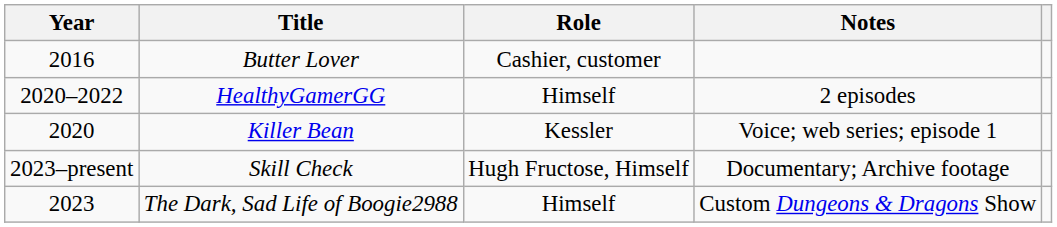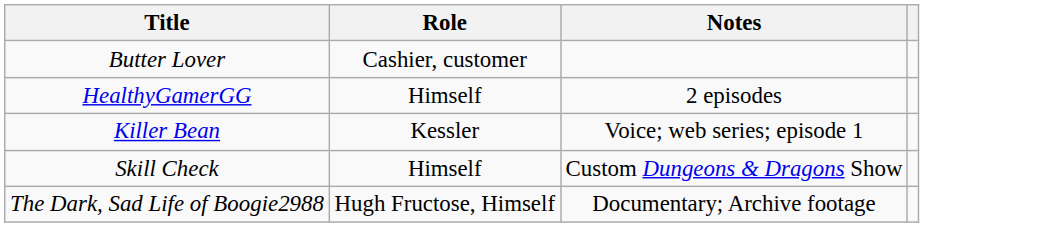- column: (72, 22)
(579, 167) Hugh Fructose, Himself -> (445, 167) Himself
(868, 167) Documentary; Archive footage -> (734, 167) Custom Dungeons & Dragons Show
(579, 204) Himself -> (445, 204) Hugh Fructose, Himself
(868, 204) Custom Dungeons & Dragons Show -> (734, 204) Documentary; Archive footage
